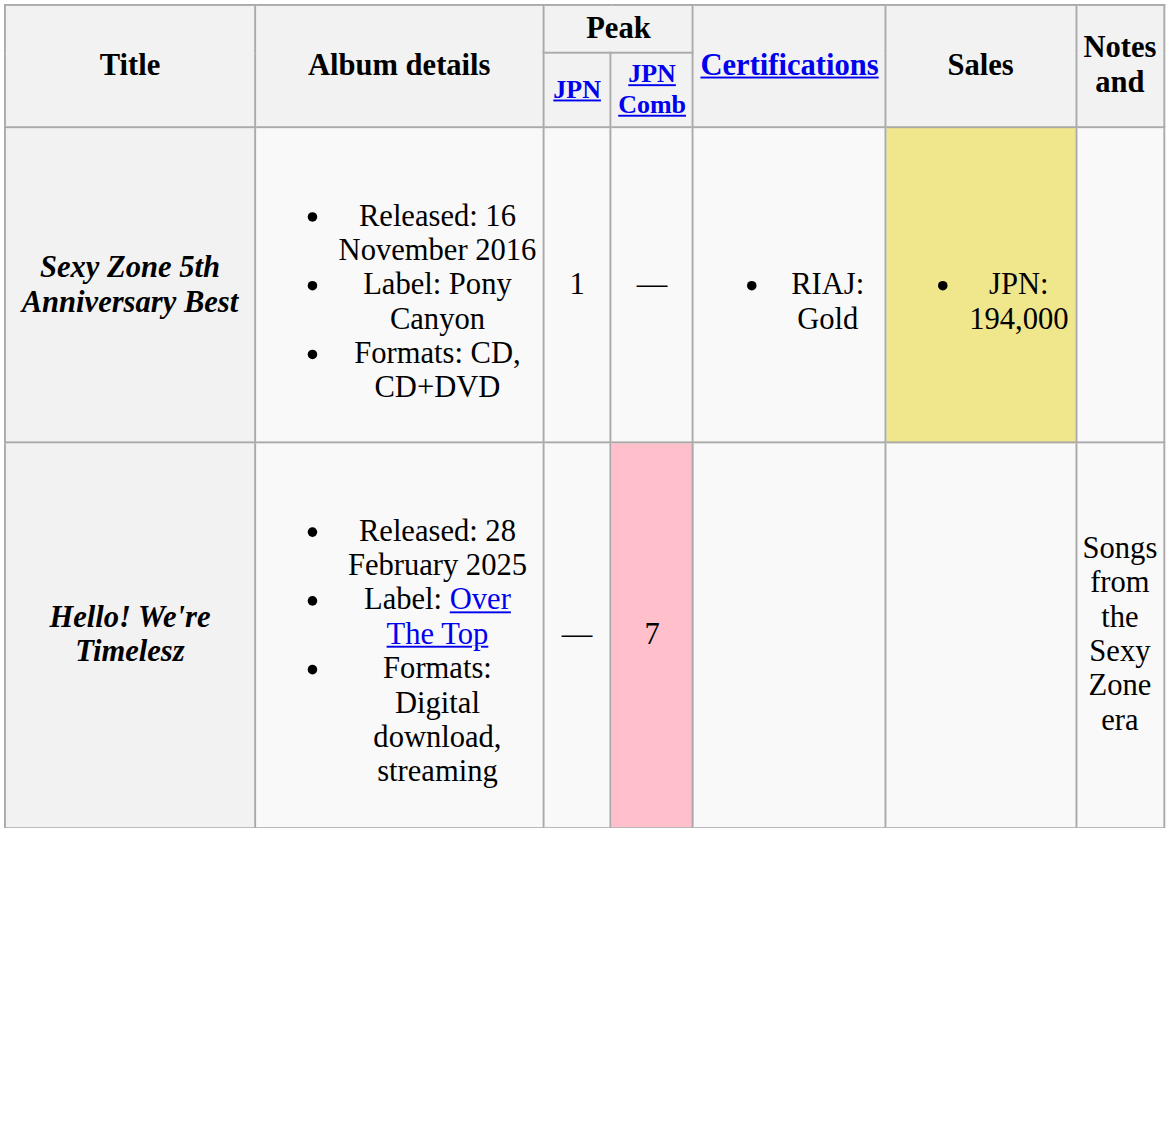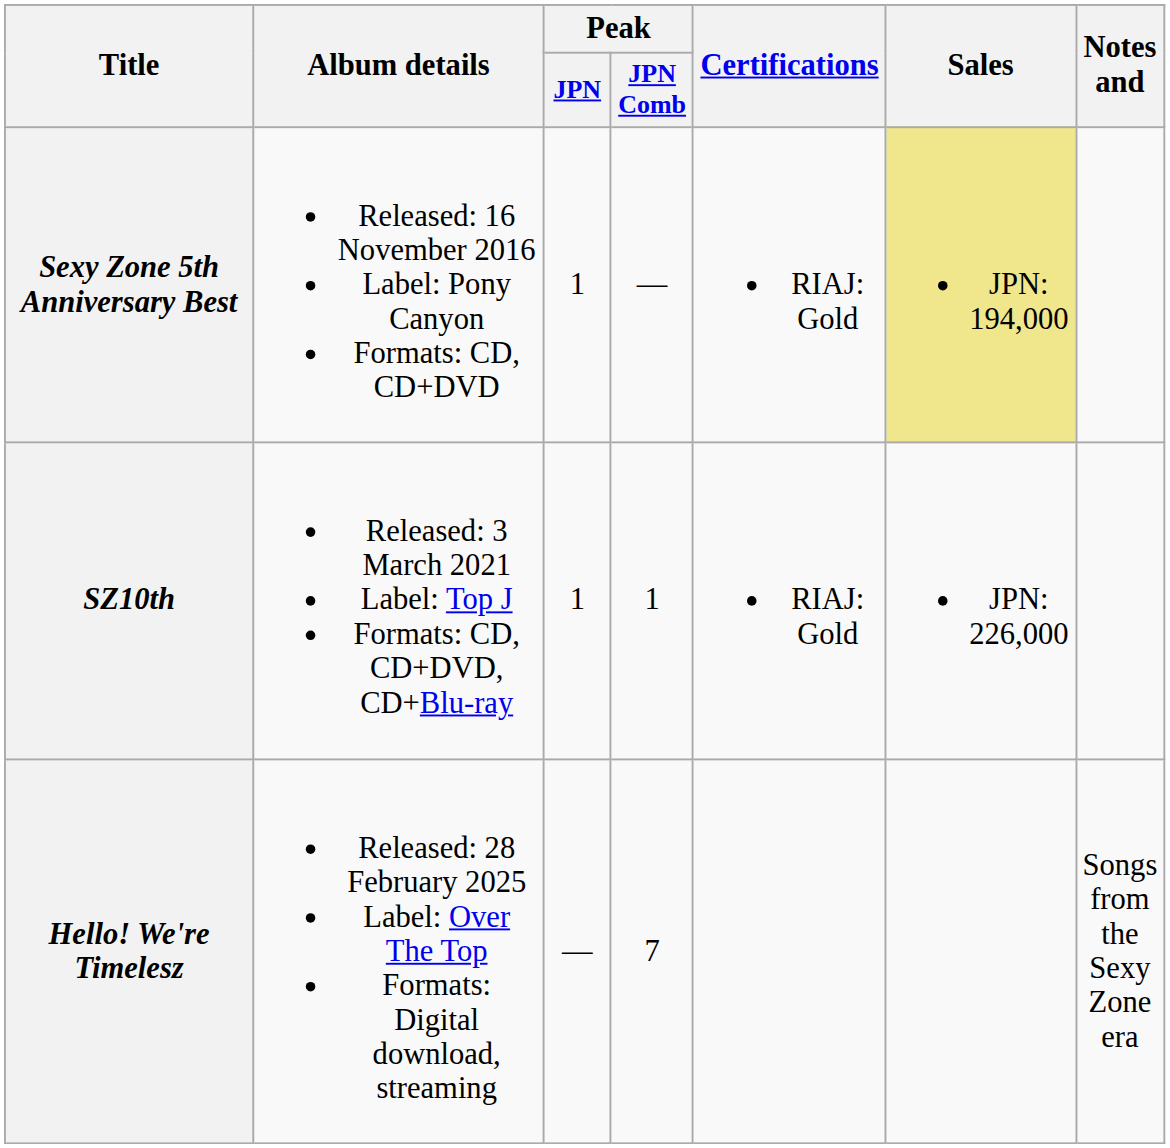+ row: (129, 600)
(652, 634) pink background -> (652, 950) no background
